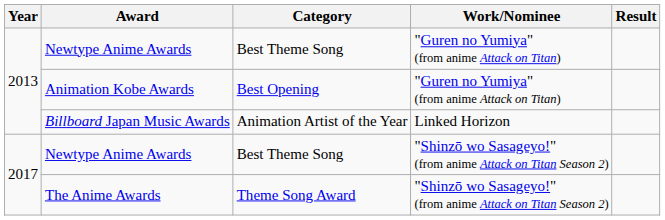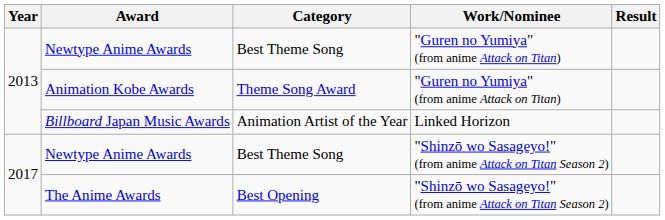(278, 89) Best Opening -> (296, 89) Theme Song Award
(296, 194) Theme Song Award -> (278, 194) Best Opening
